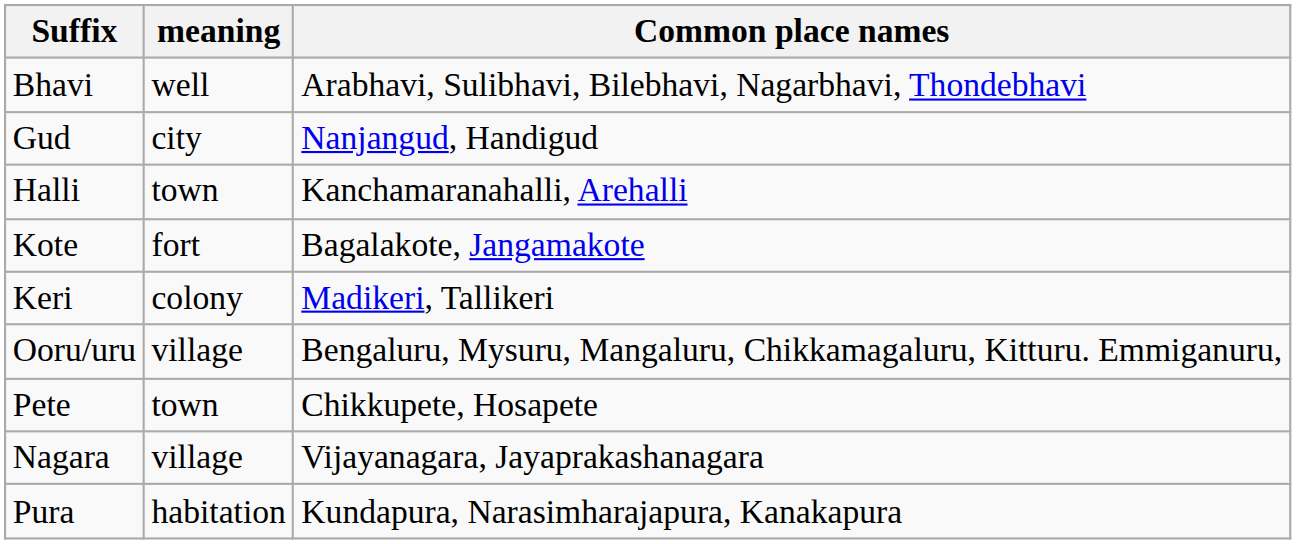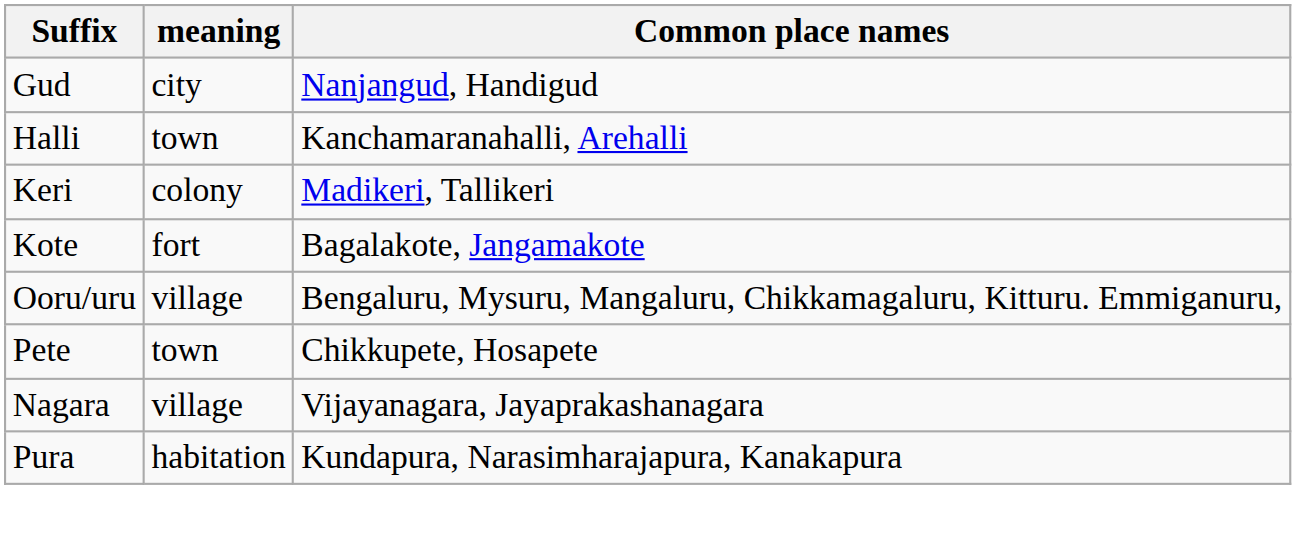- row: (53, 84)
rows swapped: (43, 297) <-> (45, 244)
